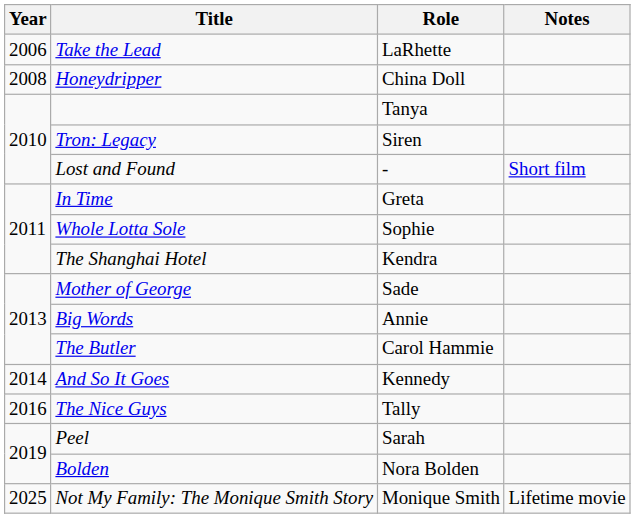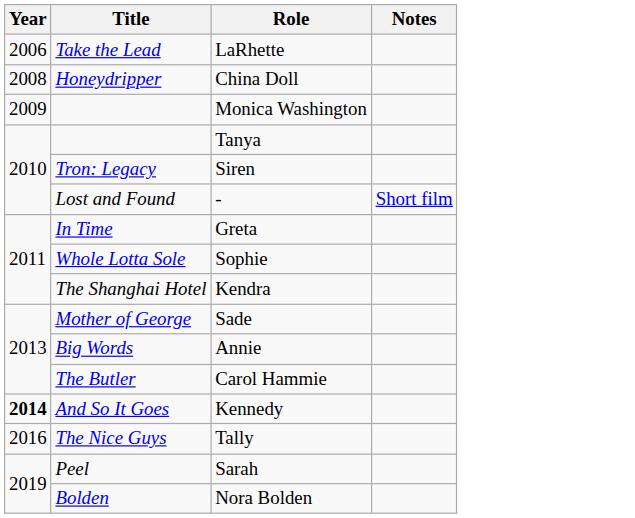+ row: (291, 109)
(28, 378) normal -> (28, 408) bold
- row: (441, 498)
